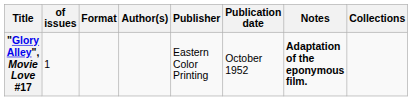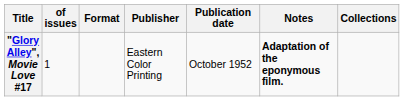- column: (145, 18)
